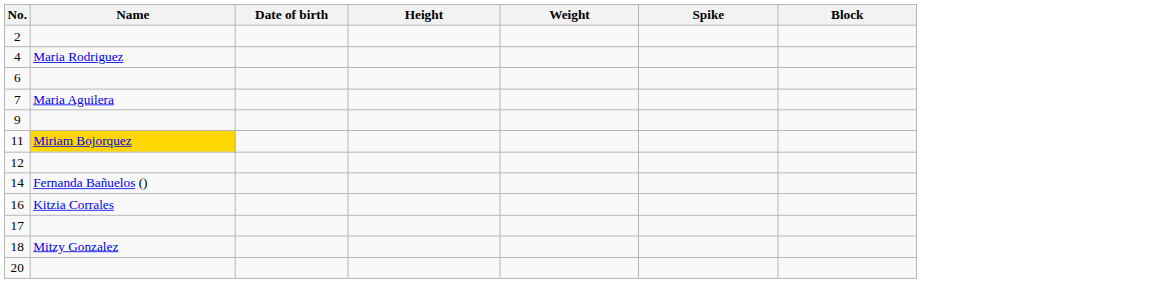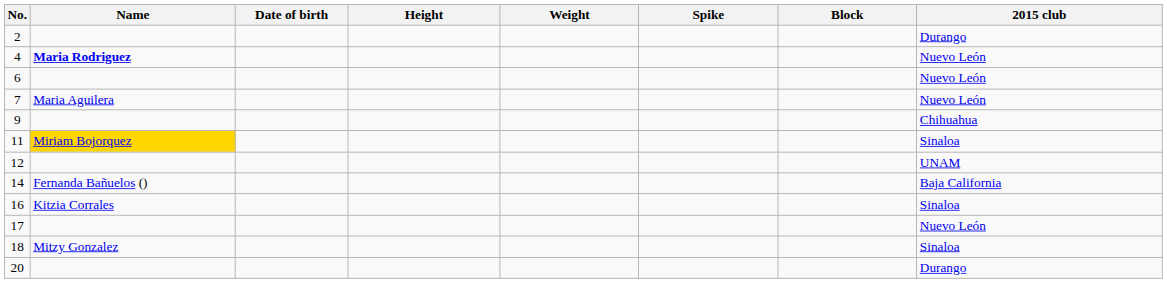+ column: (1039, 15)
(78, 57) normal -> (82, 57) bold
